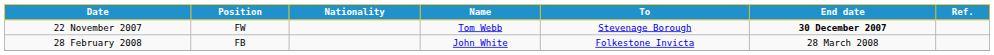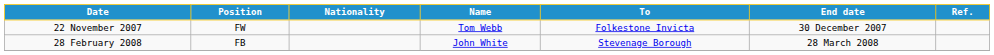(645, 27) Stevenage Borough -> (645, 27) Folkestone Invicta
(843, 27) bold -> (843, 27) normal
(645, 42) Folkestone Invicta -> (645, 42) Stevenage Borough
